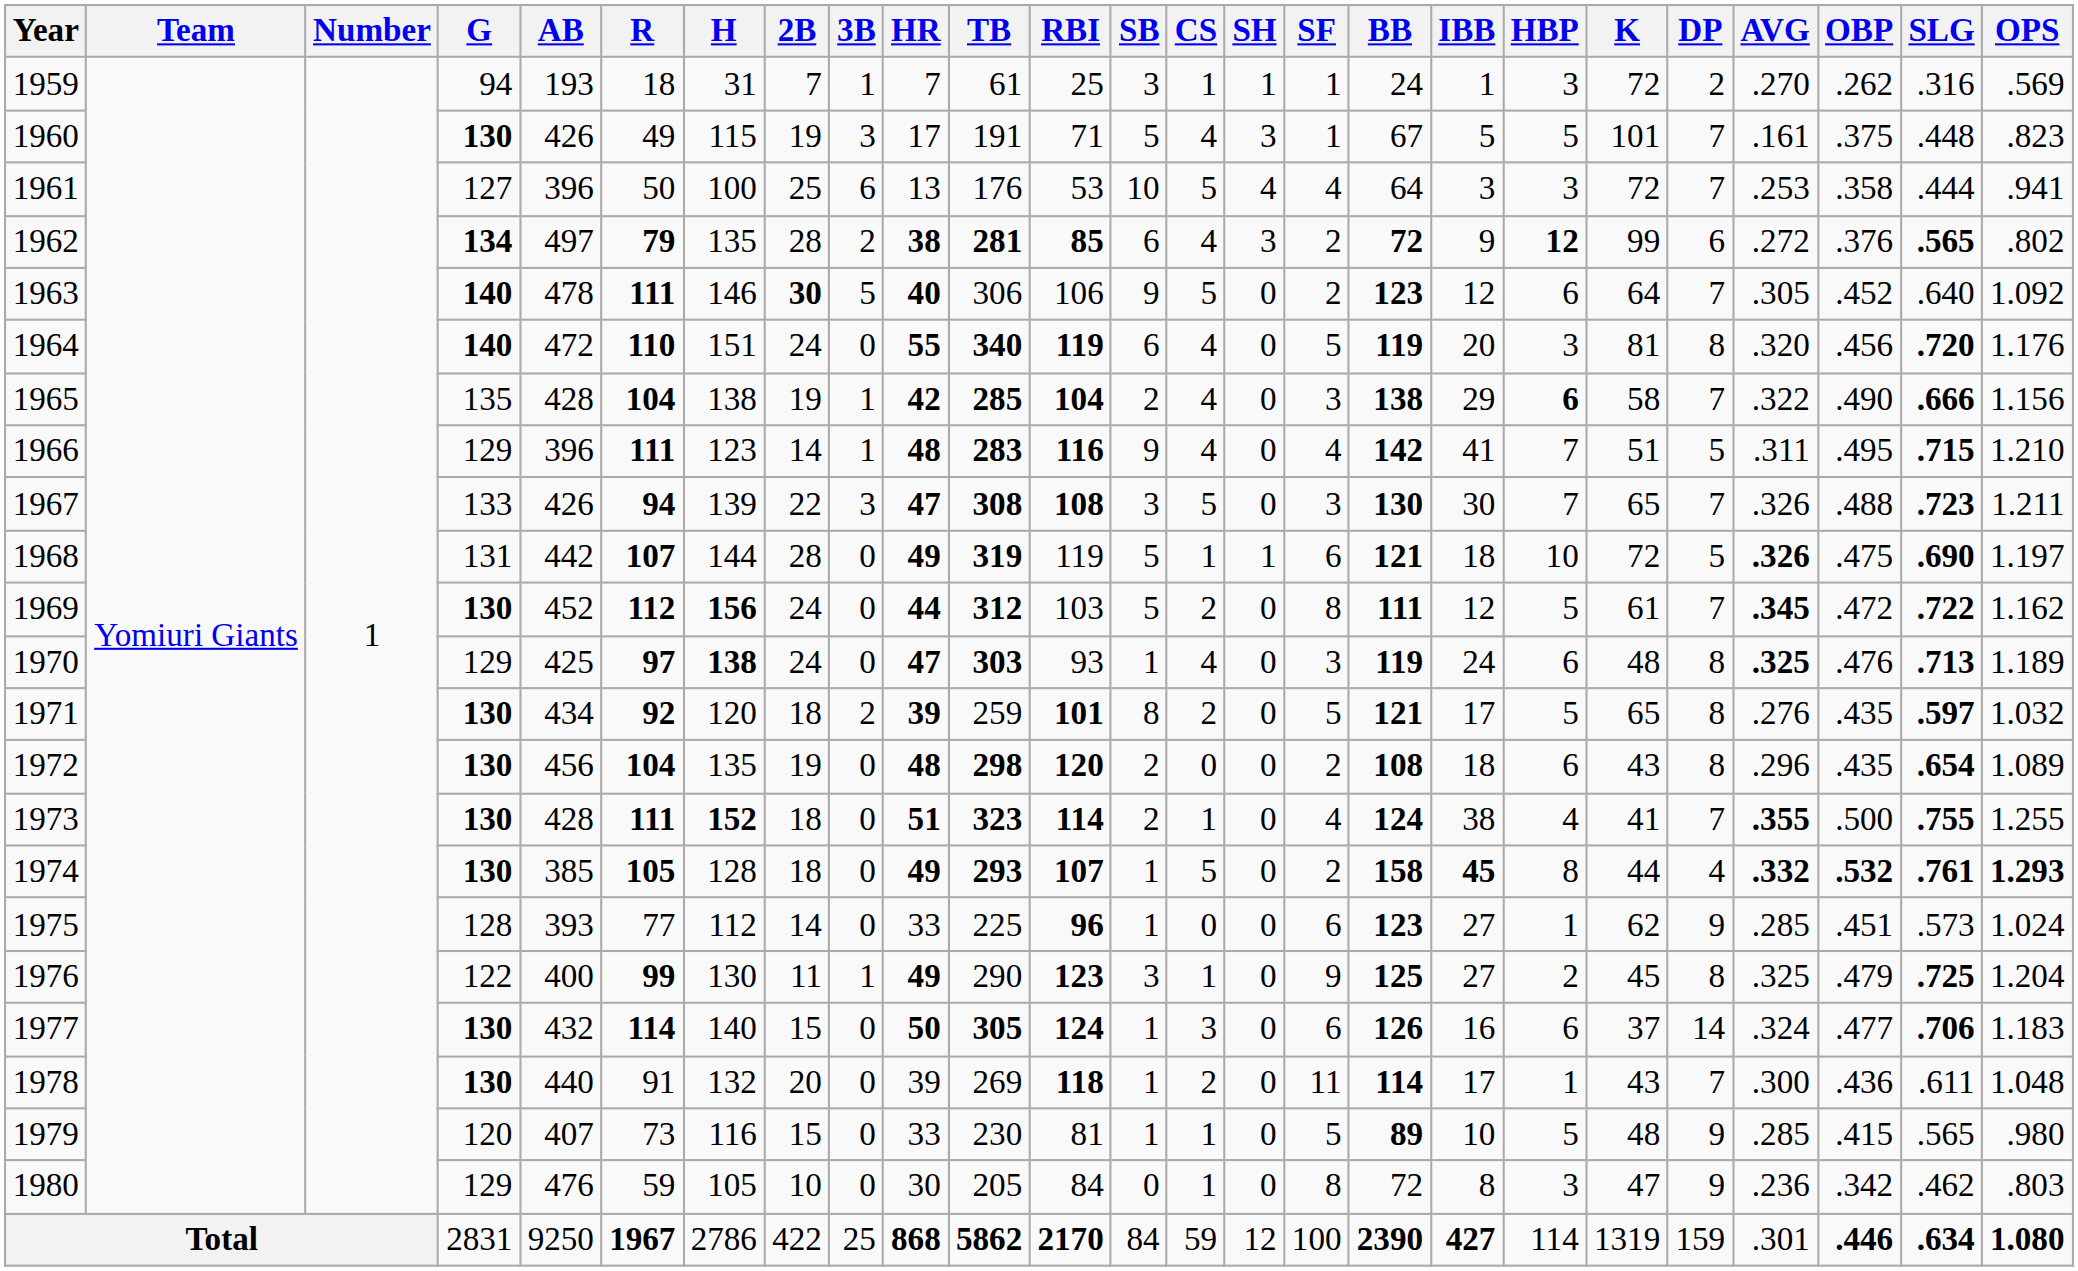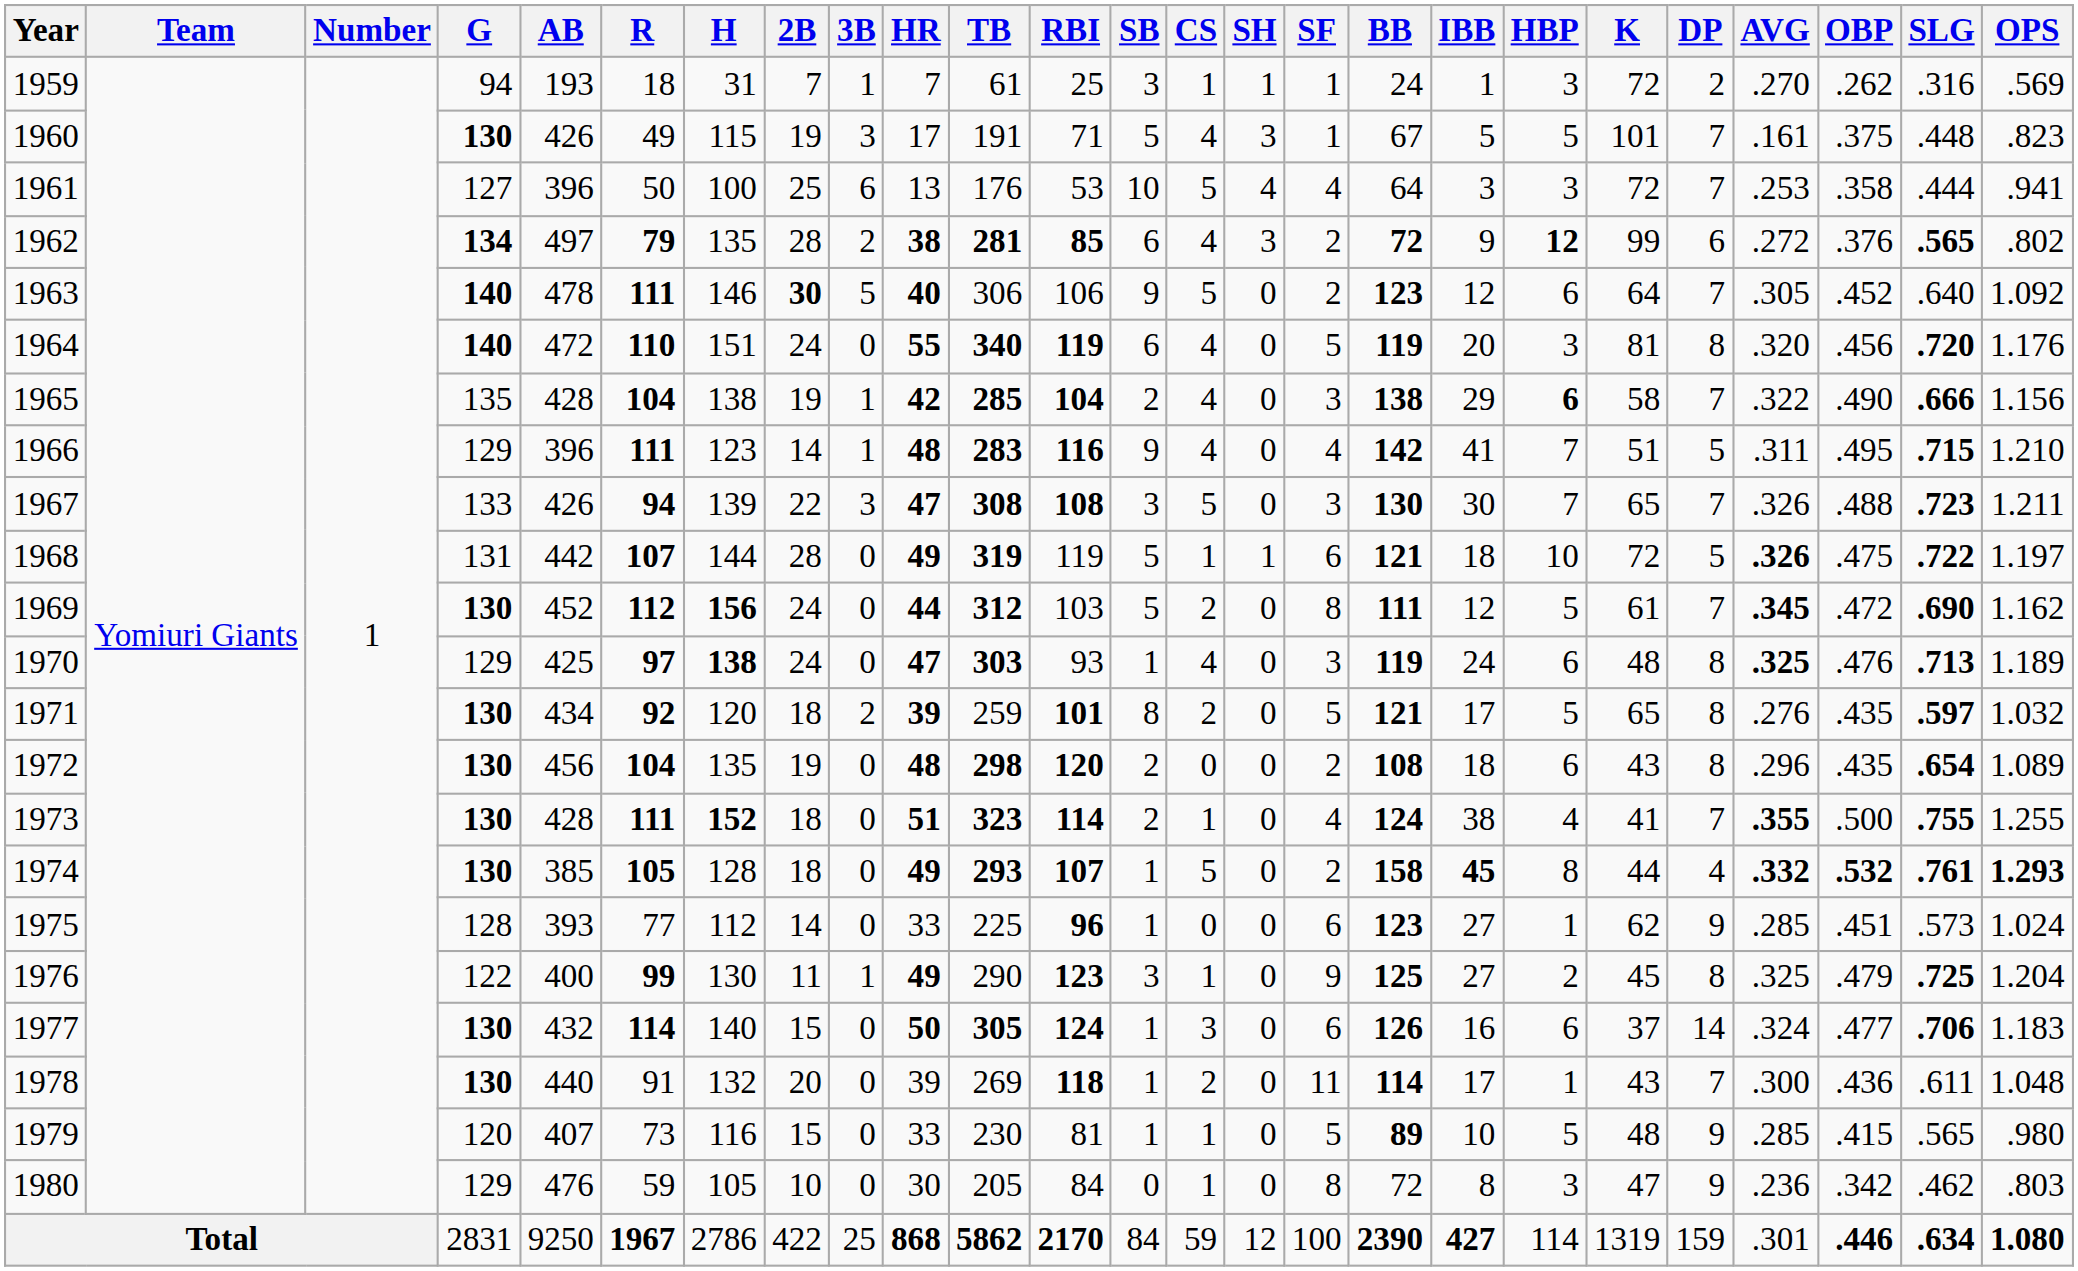(1946, 556) .690 -> (1946, 556) .722
(1946, 608) .722 -> (1946, 608) .690
